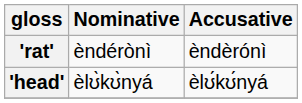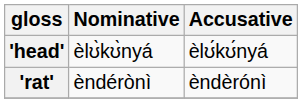rows swapped: (37, 82) <-> (37, 51)
